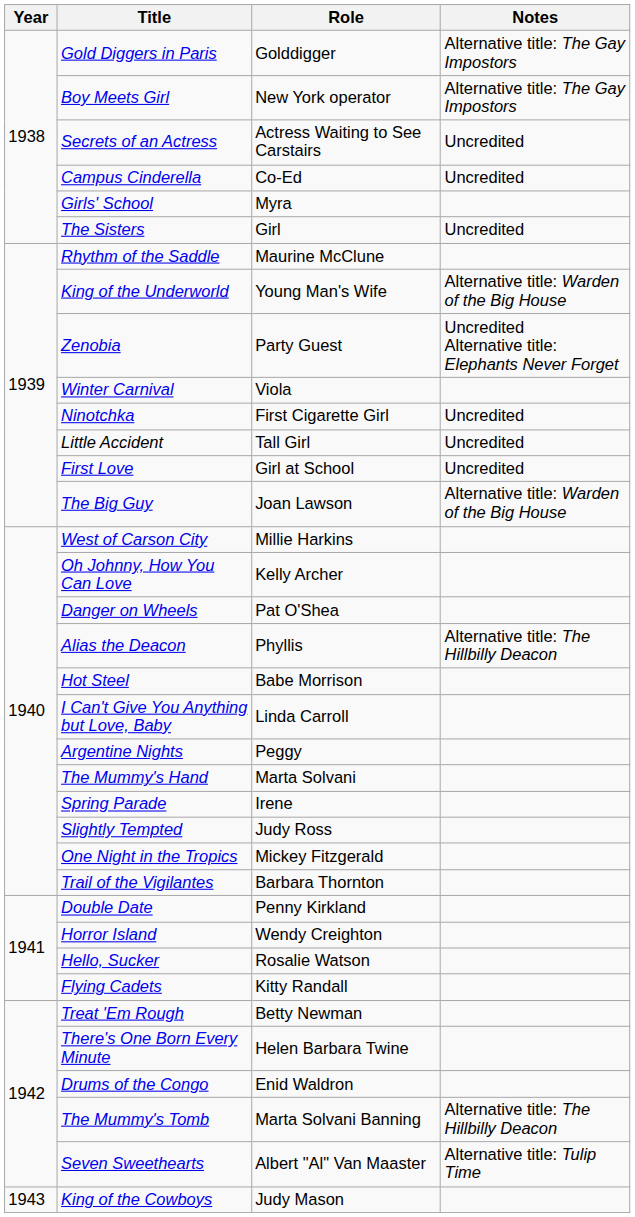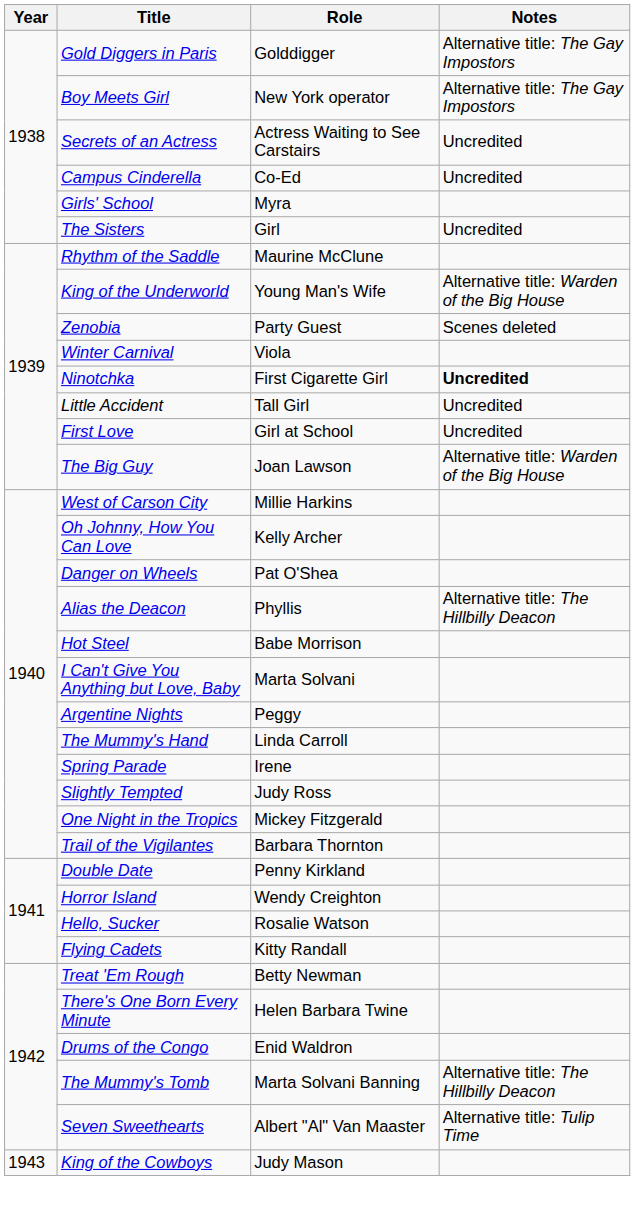(532, 345) Uncredited Alternative title: Elephants Never Forget -> (499, 326) Scenes deleted
(484, 416) normal -> (486, 379) bold
(302, 716) Linda Carroll -> (305, 679) Marta Solvani
(306, 777) Marta Solvani -> (301, 740) Linda Carroll
